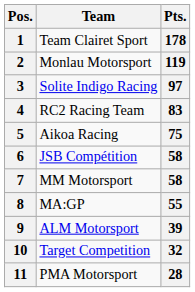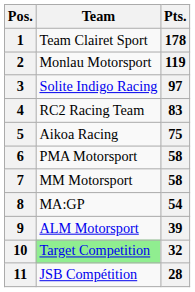(88, 157) JSB Compétition -> (88, 157) PMA Motorsport
(175, 204) 55 -> (175, 204) 54
(95, 251) no background -> (95, 251) lightgreen background
(88, 275) PMA Motorsport -> (88, 275) JSB Compétition
